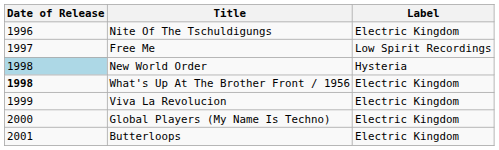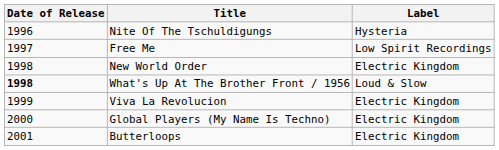(407, 31) Electric Kingdom -> (381, 31) Hysteria
(20, 66) lightblue background -> (20, 66) no background
(381, 66) Hysteria -> (407, 66) Electric Kingdom
(407, 84) Electric Kingdom -> (391, 84) Loud & Slow
